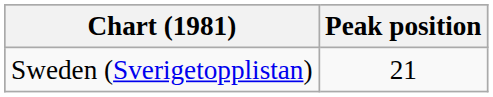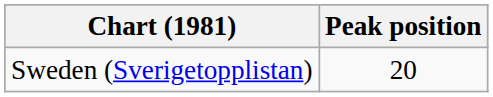(403, 69) 21 -> (403, 69) 20
